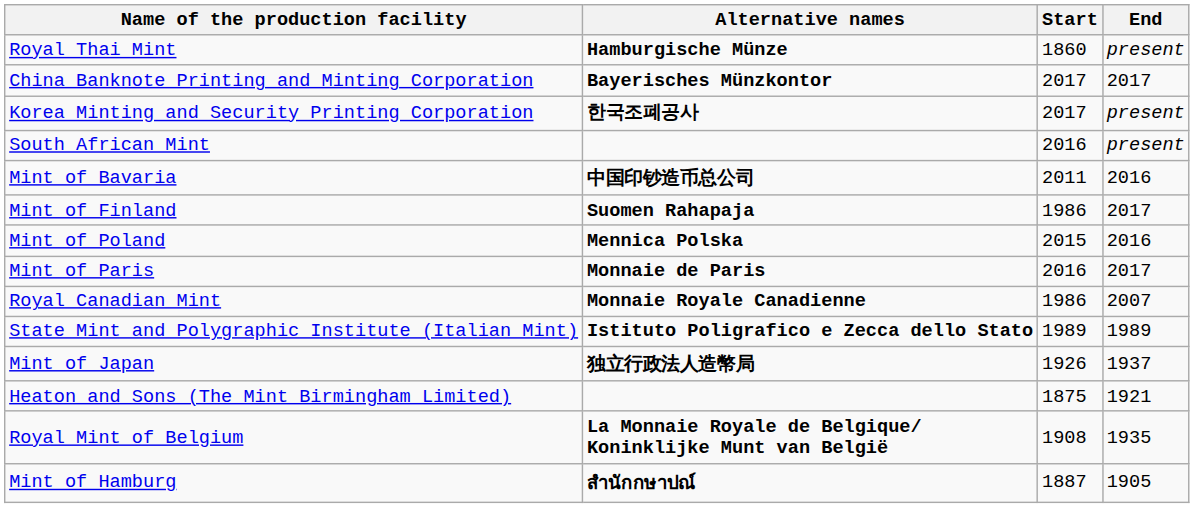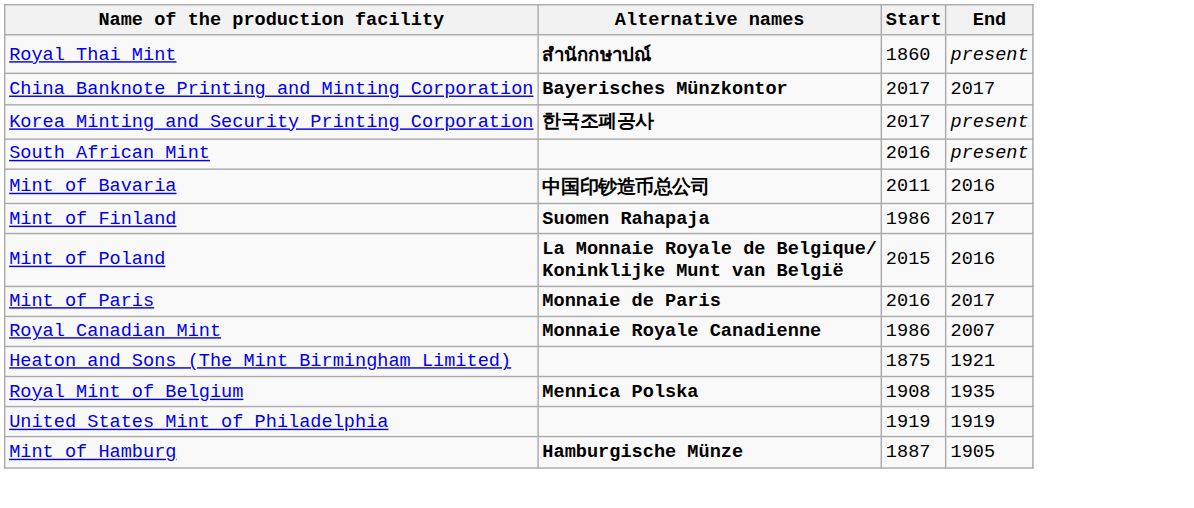(687, 50) Hamburgische Münze -> (613, 56) สำนักกษาปณ์
(665, 241) Mennica Polska -> (710, 260) La Monnaie Royale de Belgique/ Koninklijke Munt van België
- row: (294, 331)
- row: (82, 364)
(754, 437) La Monnaie Royale de Belgique/ Koninklijke Munt van België -> (620, 392) Mennica Polska
+ row: (199, 422)
(658, 484) สำนักกษาปณ์ -> (643, 452) Hamburgische Münze
